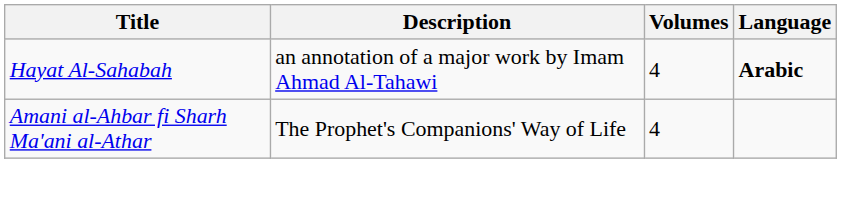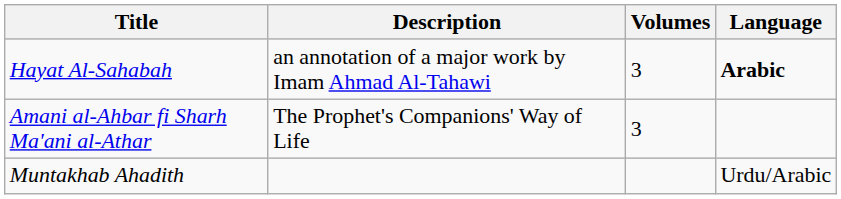(654, 68) 4 -> (636, 68) 3
(654, 128) 4 -> (636, 128) 3
+ row: (97, 175)
